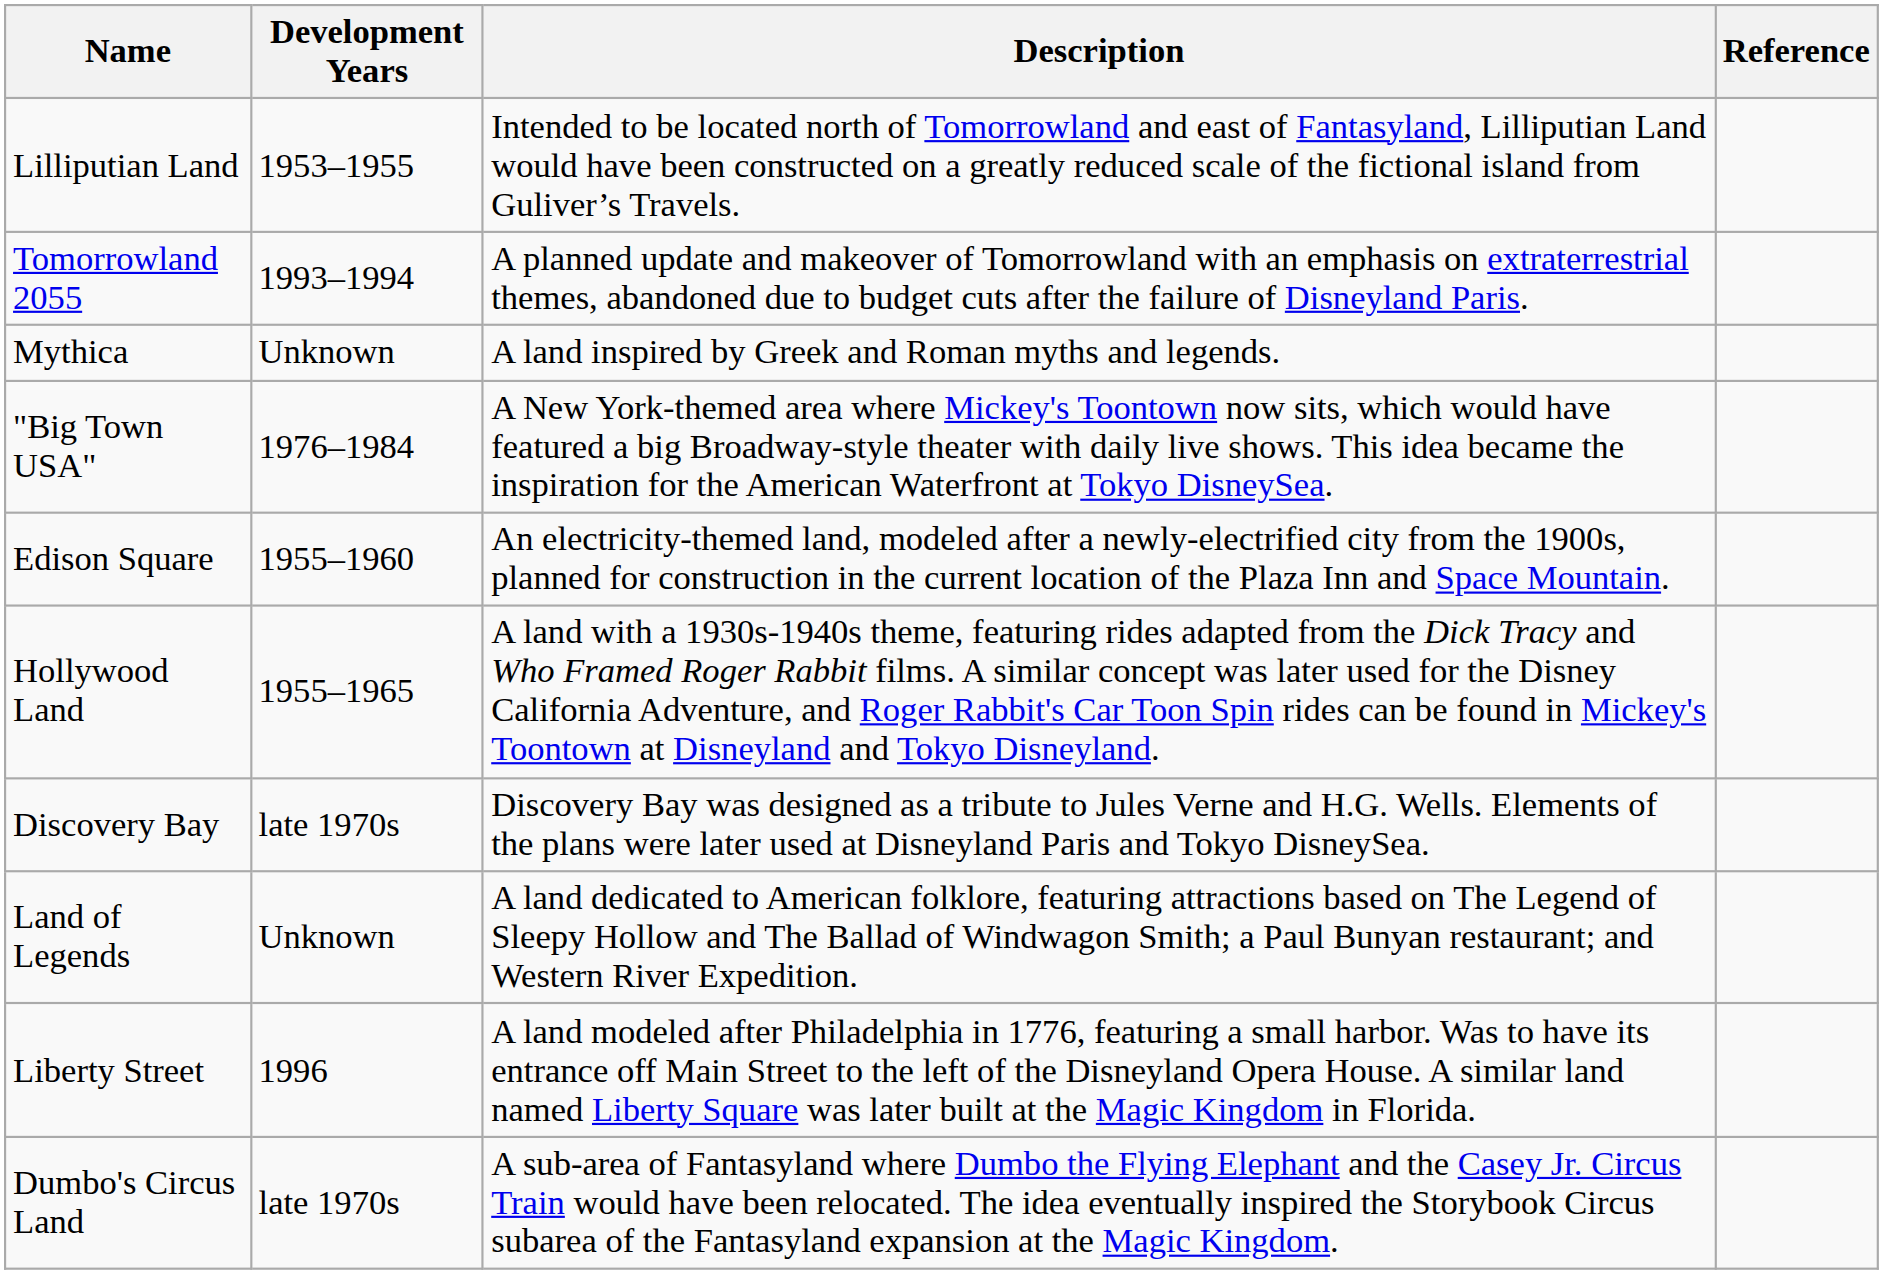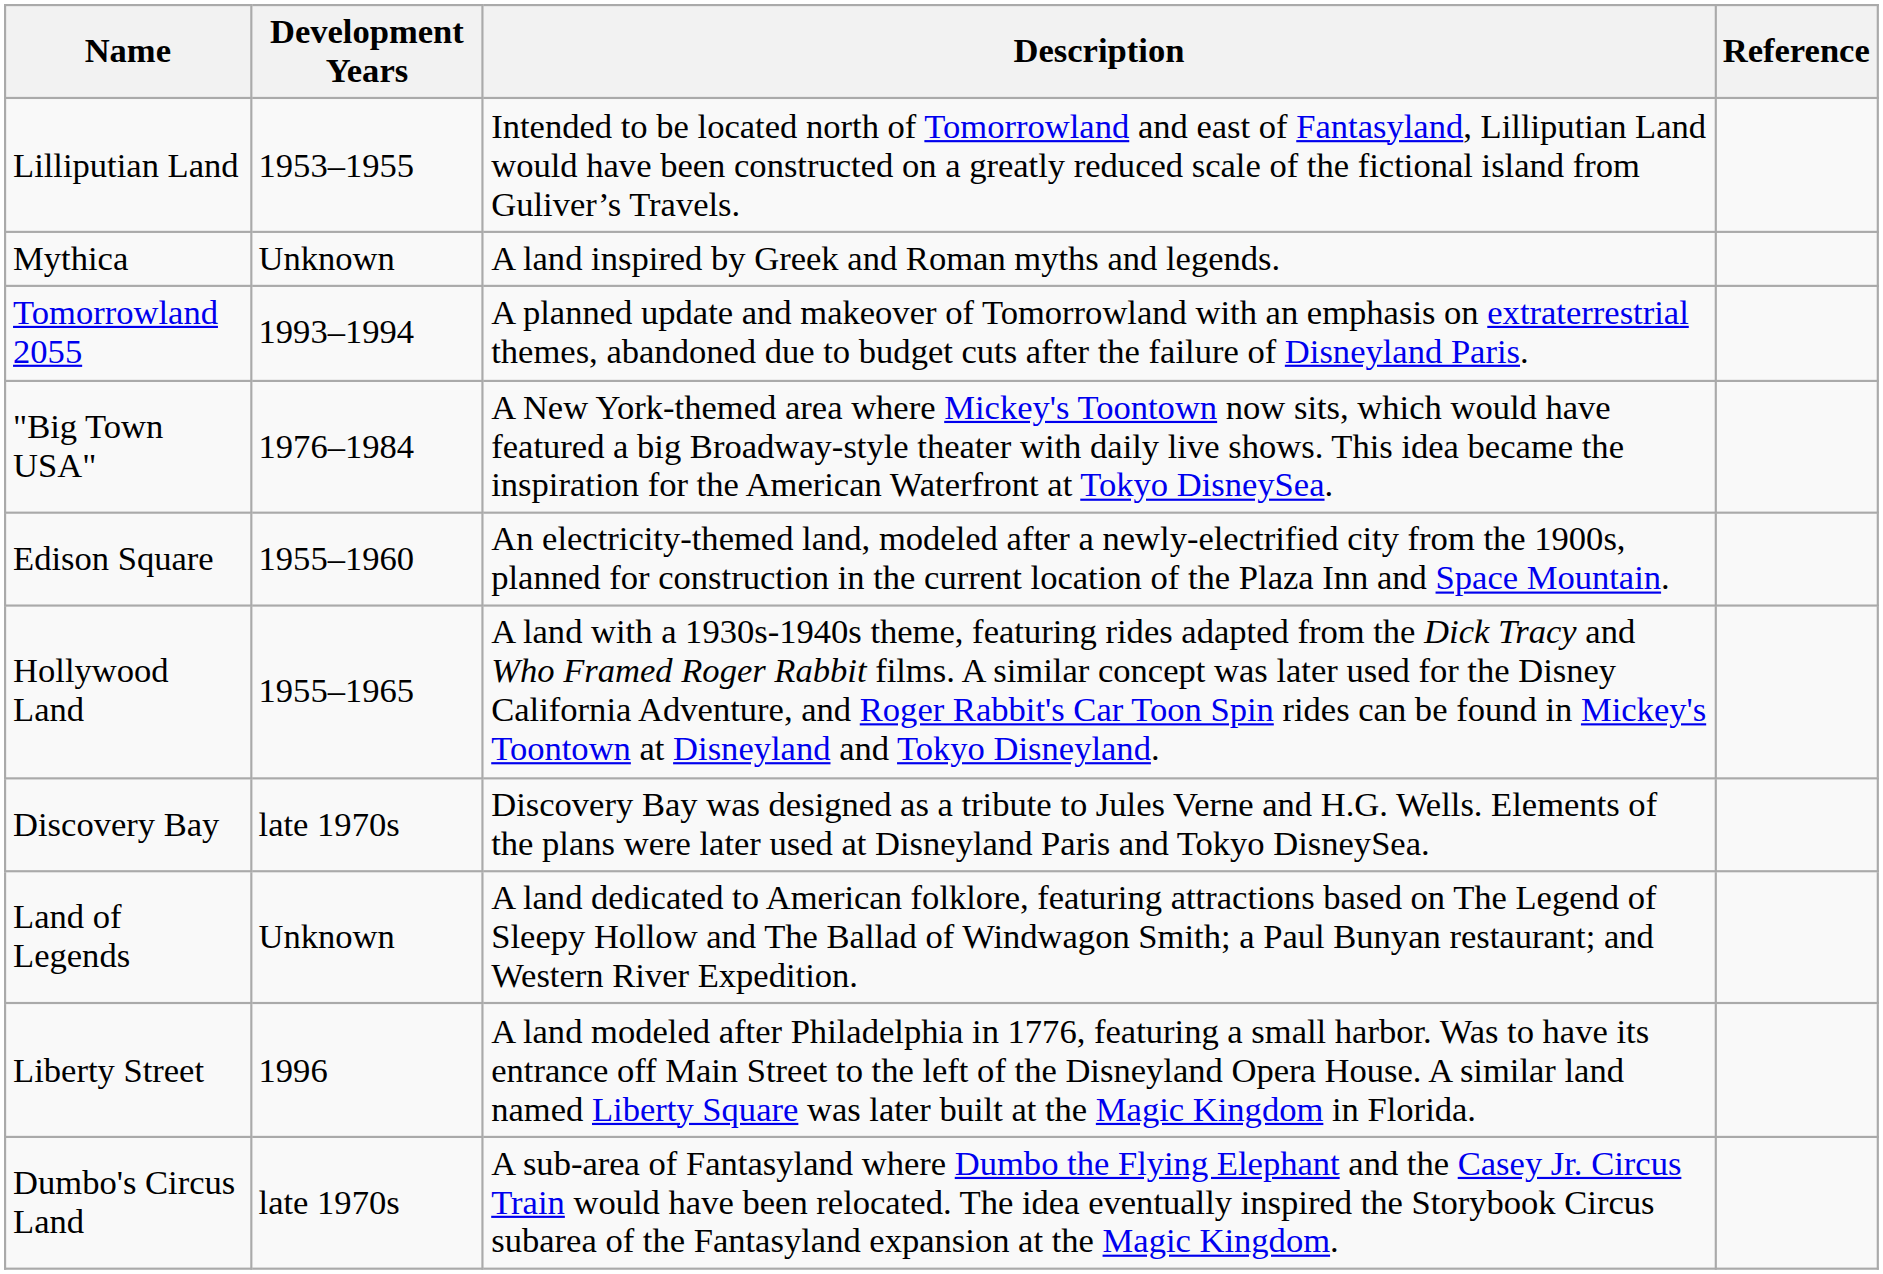rows swapped: (71, 351) <-> (115, 277)
